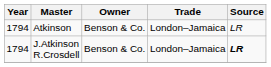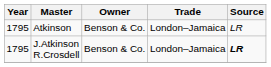(18, 28) 1794 -> (18, 28) 1795
(18, 49) 1794 -> (18, 49) 1795
